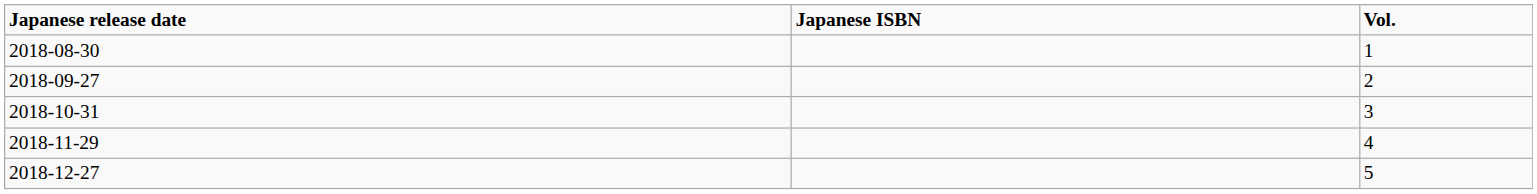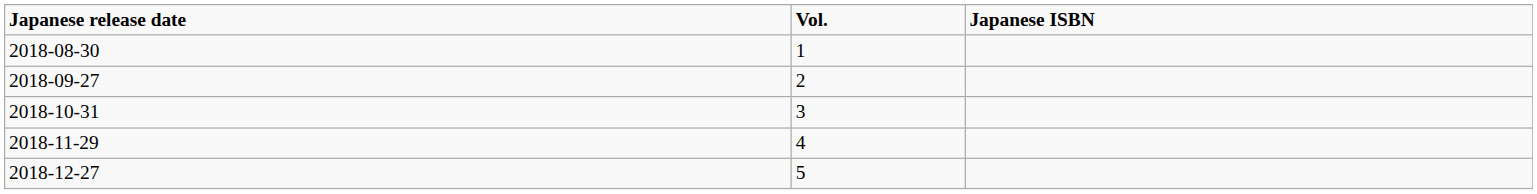columns swapped: (1380, 19) <-> (859, 19)
